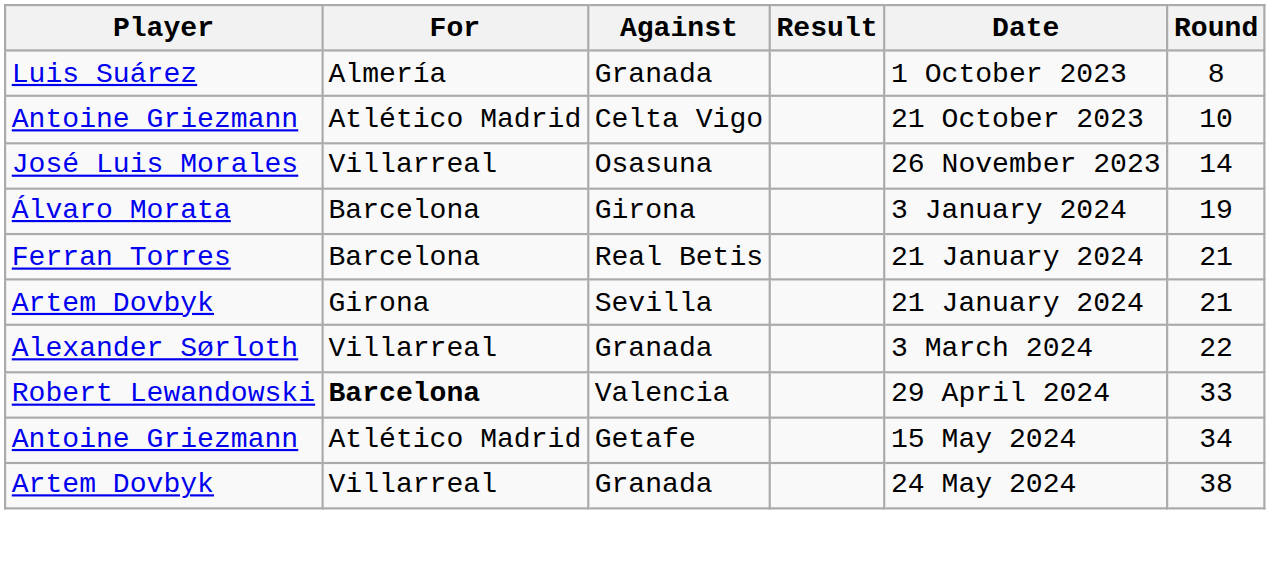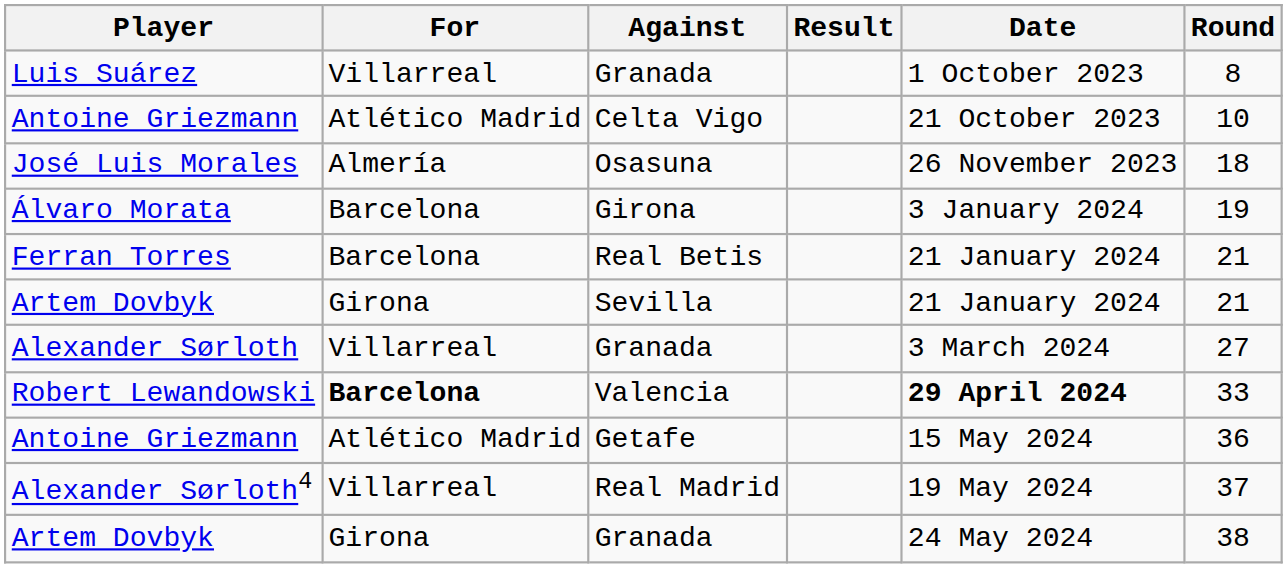(387, 74) Almería -> (413, 74) Villarreal
(413, 165) Villarreal -> (387, 165) Almería
(1216, 165) 14 -> (1233, 165) 18
(1216, 348) 22 -> (1233, 348) 27
(1001, 394) normal -> (1017, 394) bold
(1216, 440) 34 -> (1233, 440) 36
+ row: (162, 489)
(413, 486) Villarreal -> (379, 539) Girona
